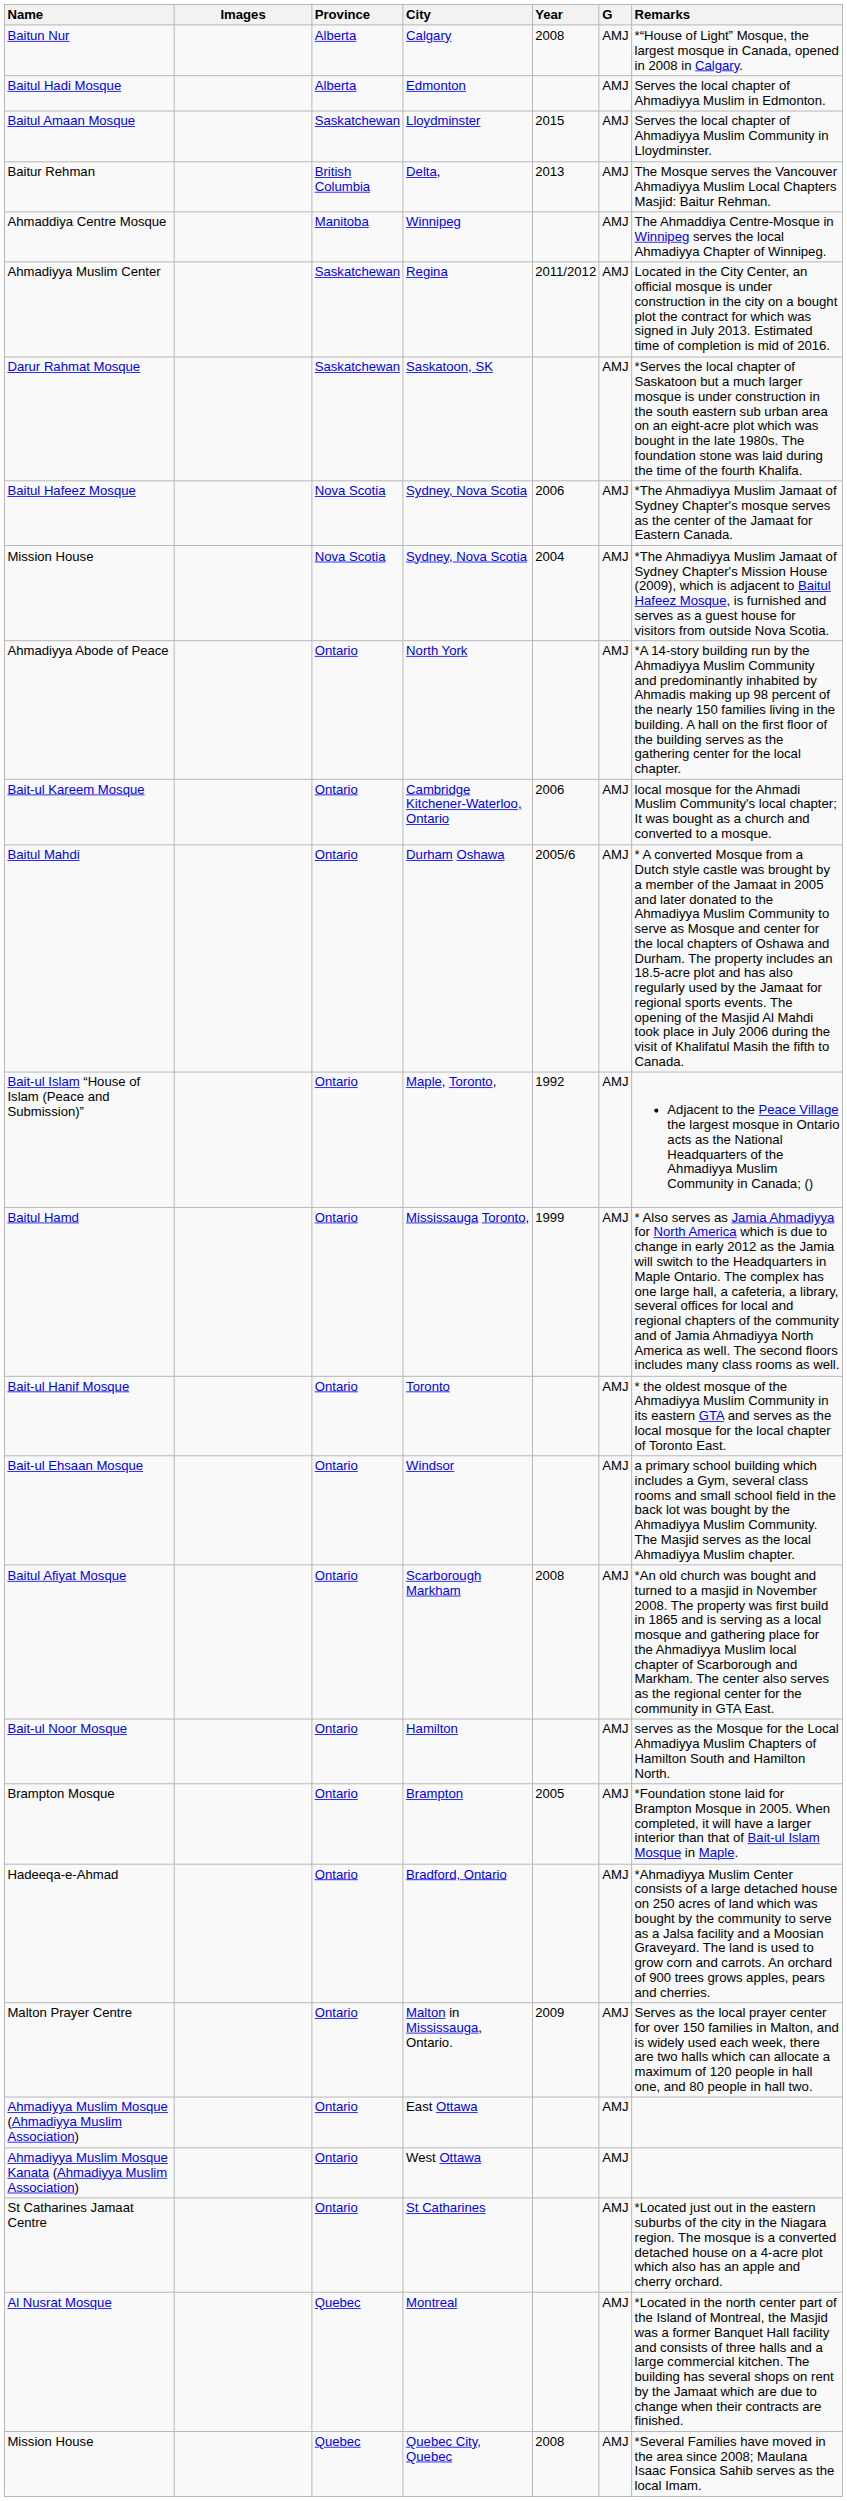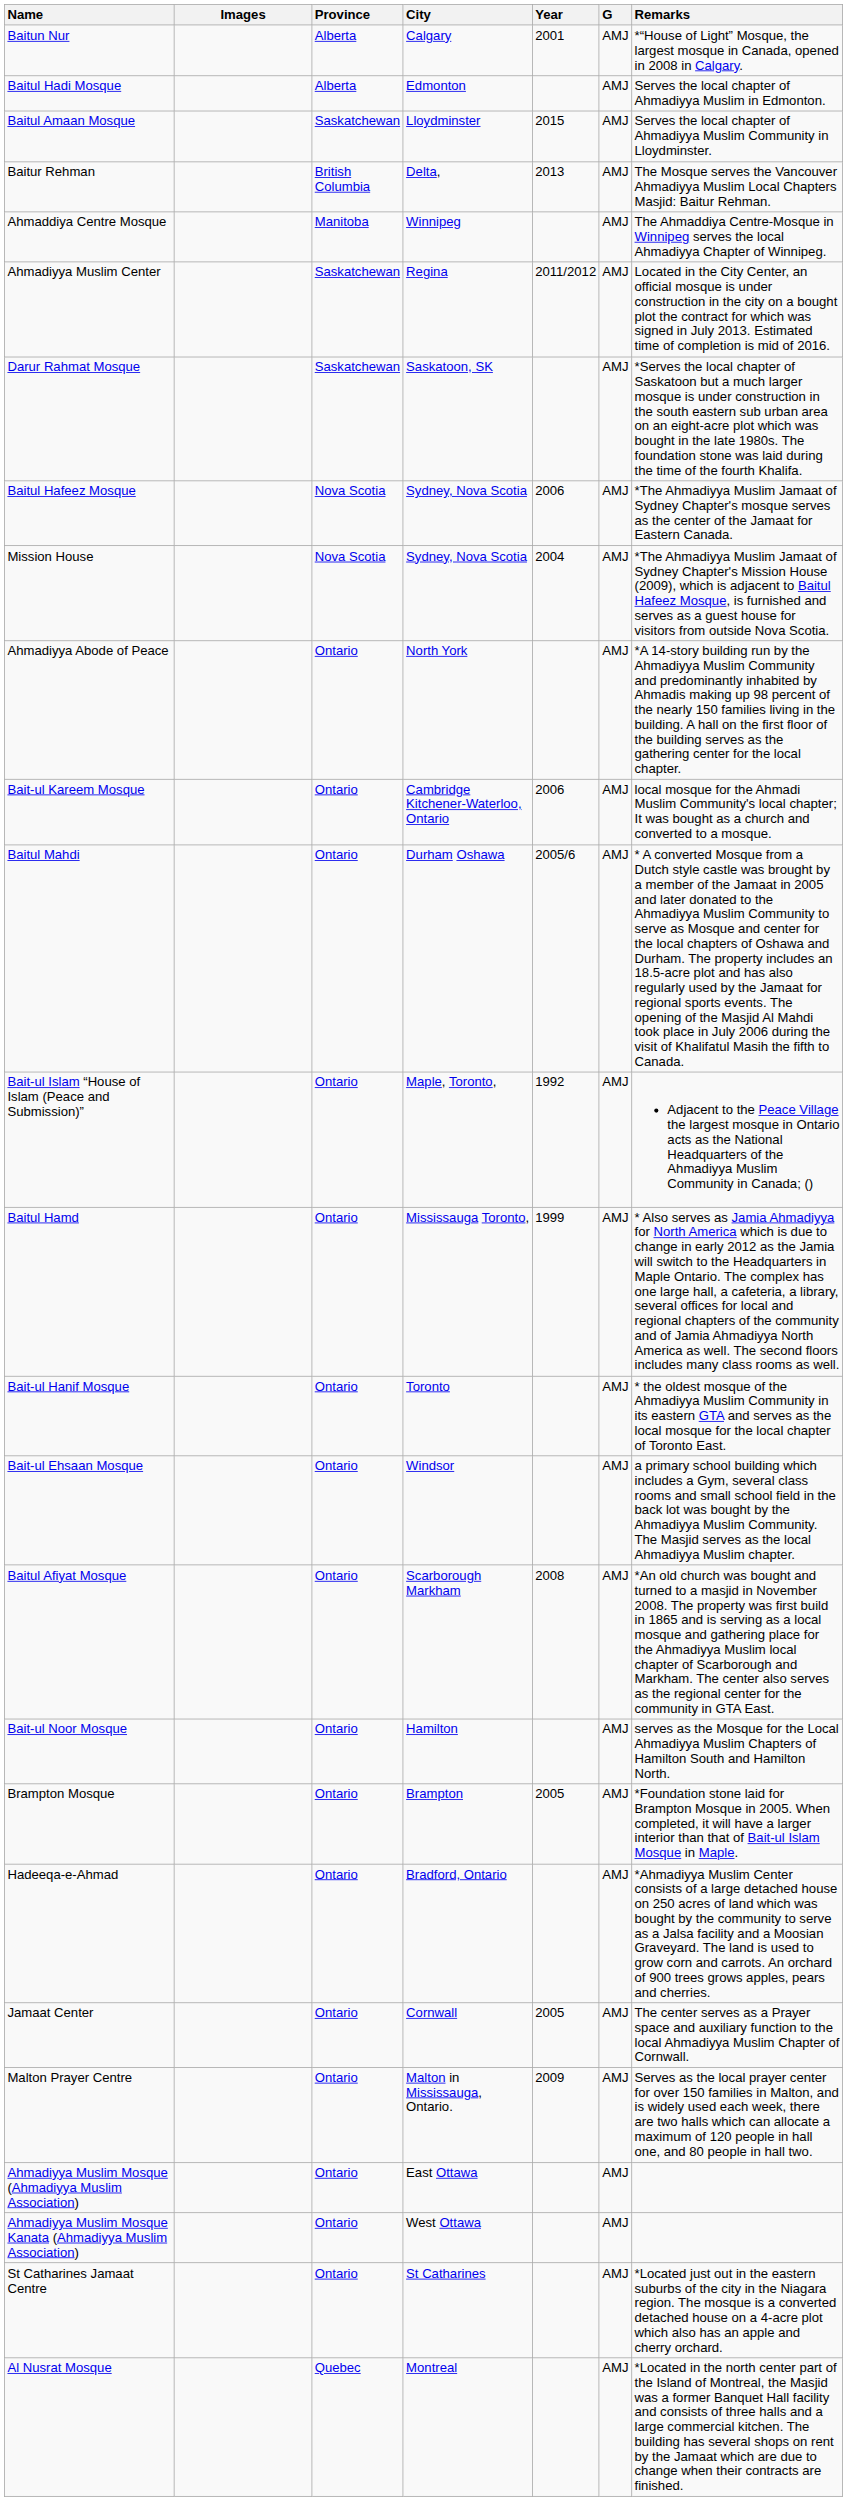(550, 35) 2008 -> (550, 35) 2001
+ row: (50, 2013)
- row: (50, 2441)
